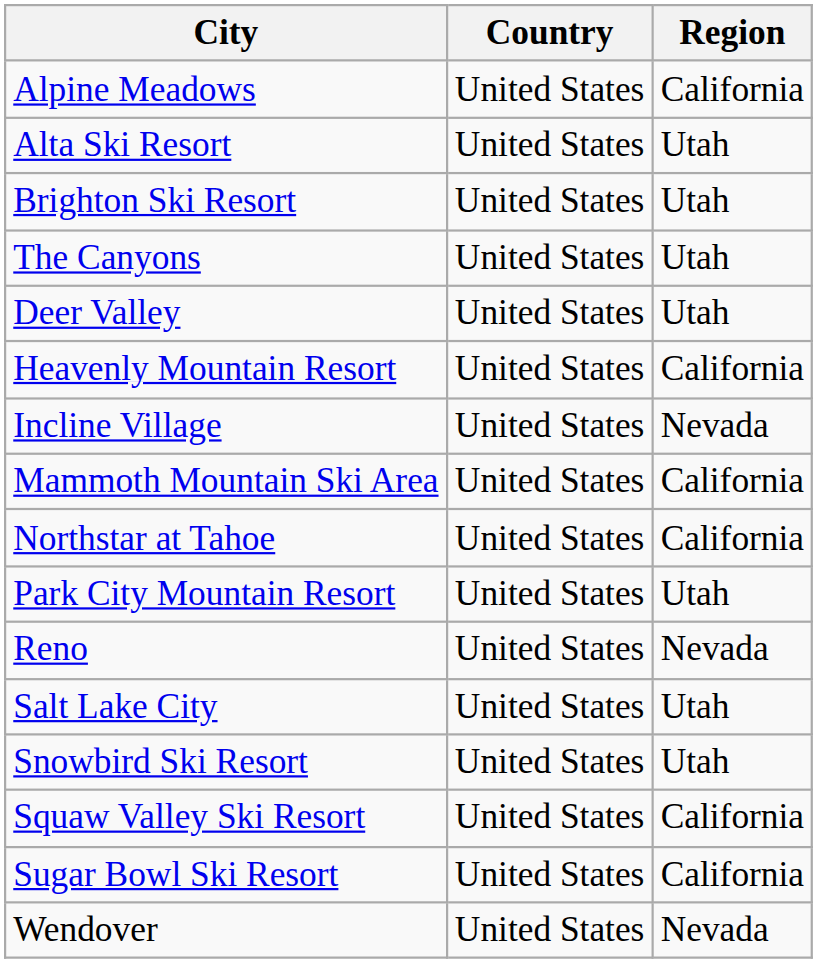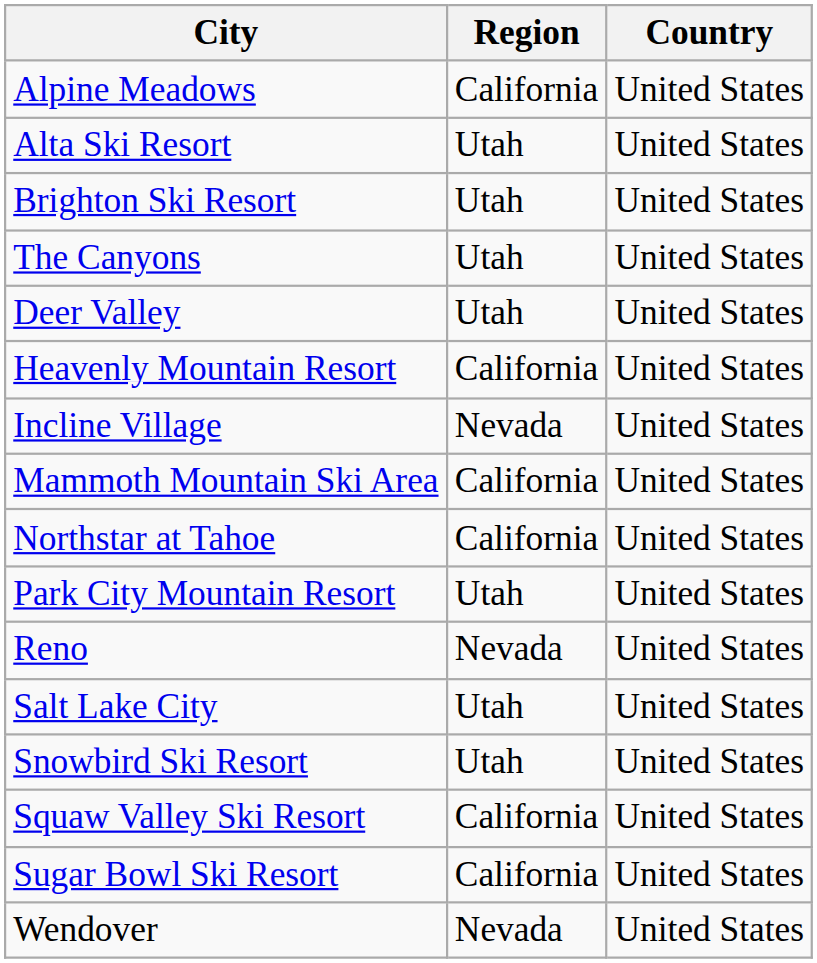columns swapped: (732, 32) <-> (550, 32)
